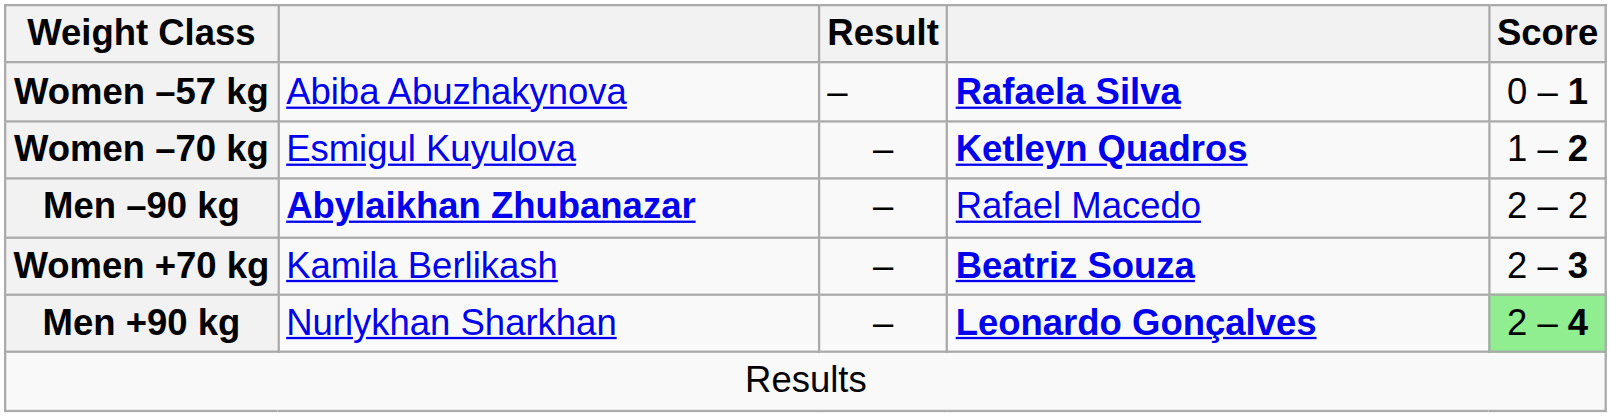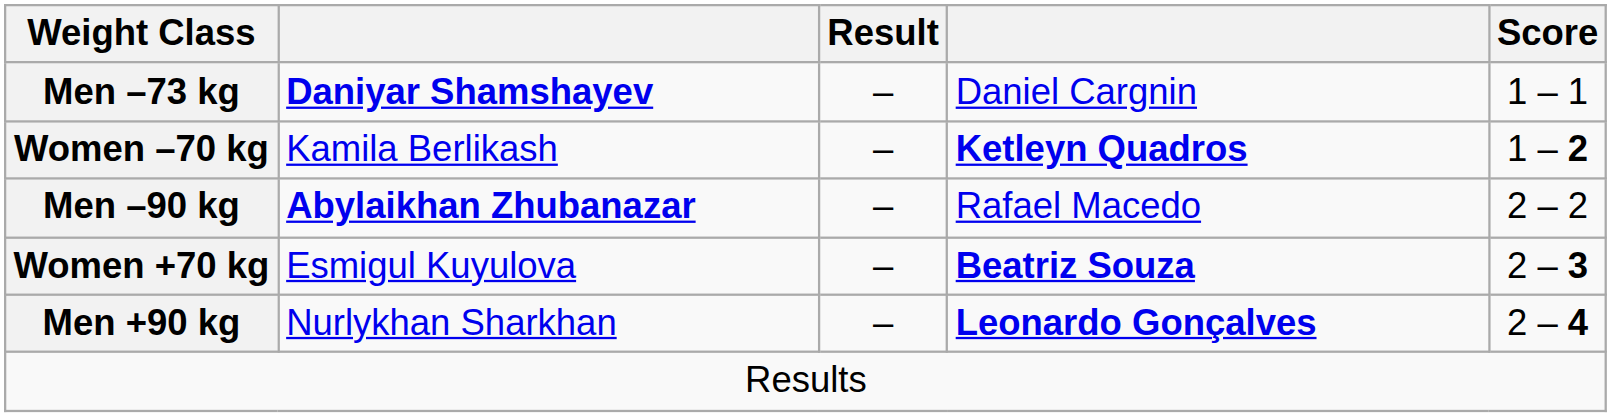- row: (141, 91)
+ row: (141, 91)
(431, 149) Esmigul Kuyulova -> (422, 149) Kamila Berlikash
(422, 264) Kamila Berlikash -> (431, 264) Esmigul Kuyulova
(1548, 322) lightgreen background -> (1548, 322) no background
